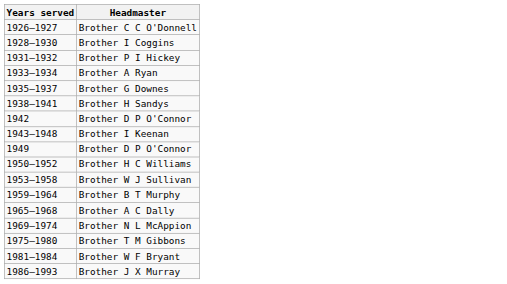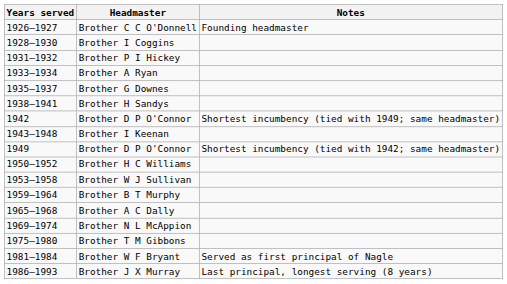+ column: (351, 12)
